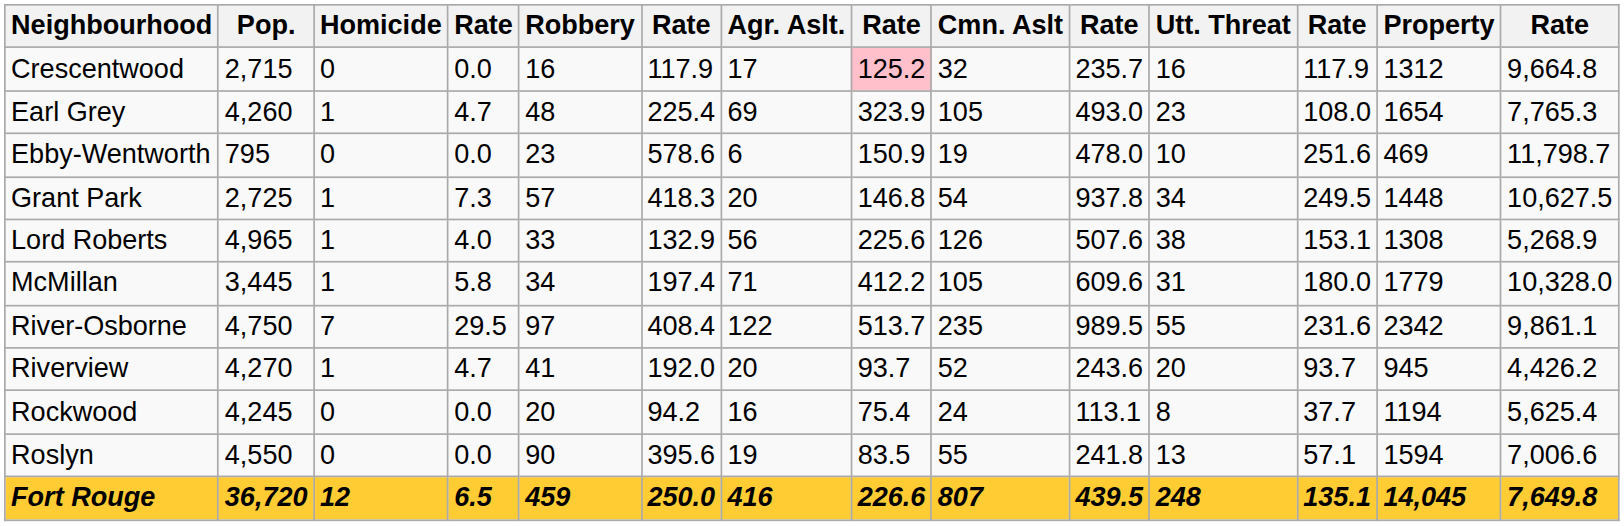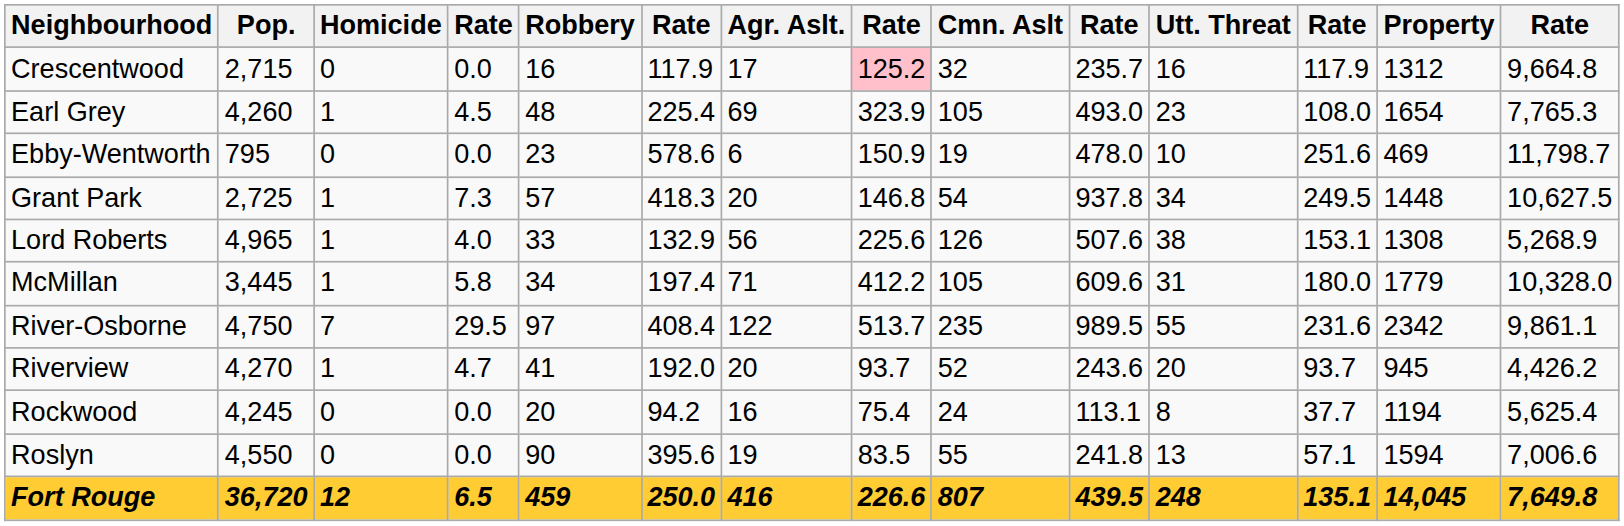(473, 111) 4.7 -> (473, 111) 4.5
